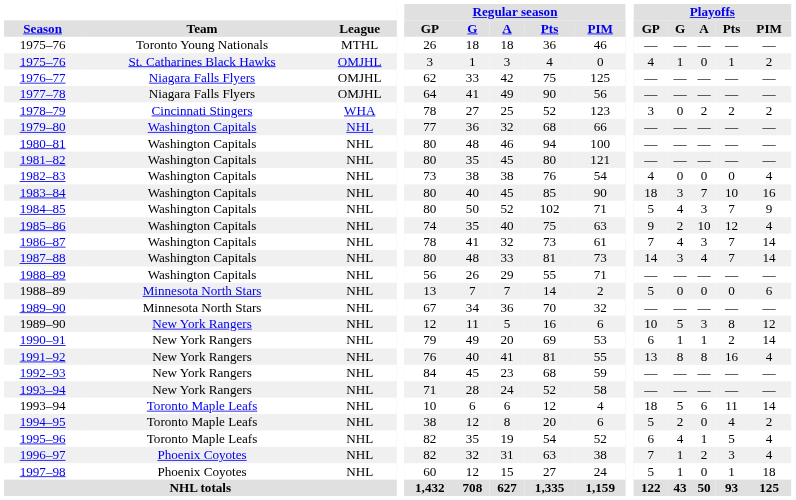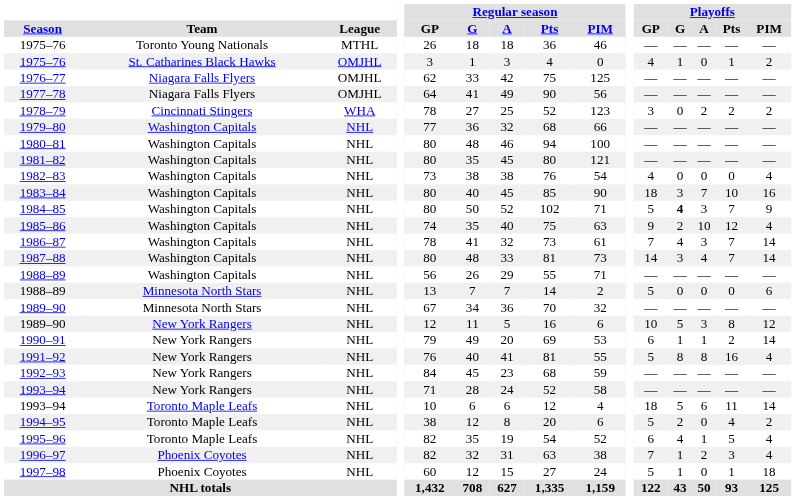(680, 209) normal -> (680, 209) bold
(651, 356) 13 -> (651, 356) 5
